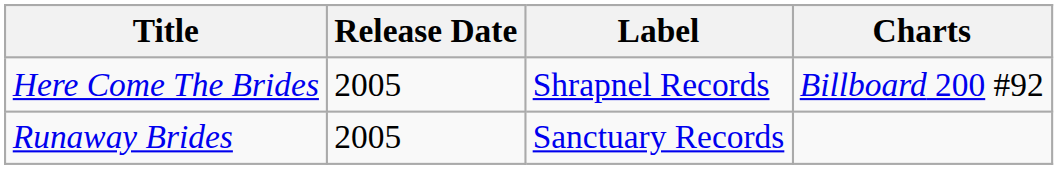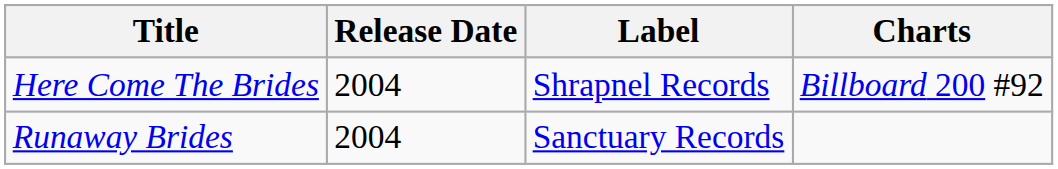(368, 84) 2005 -> (368, 84) 2004
(368, 137) 2005 -> (368, 137) 2004
